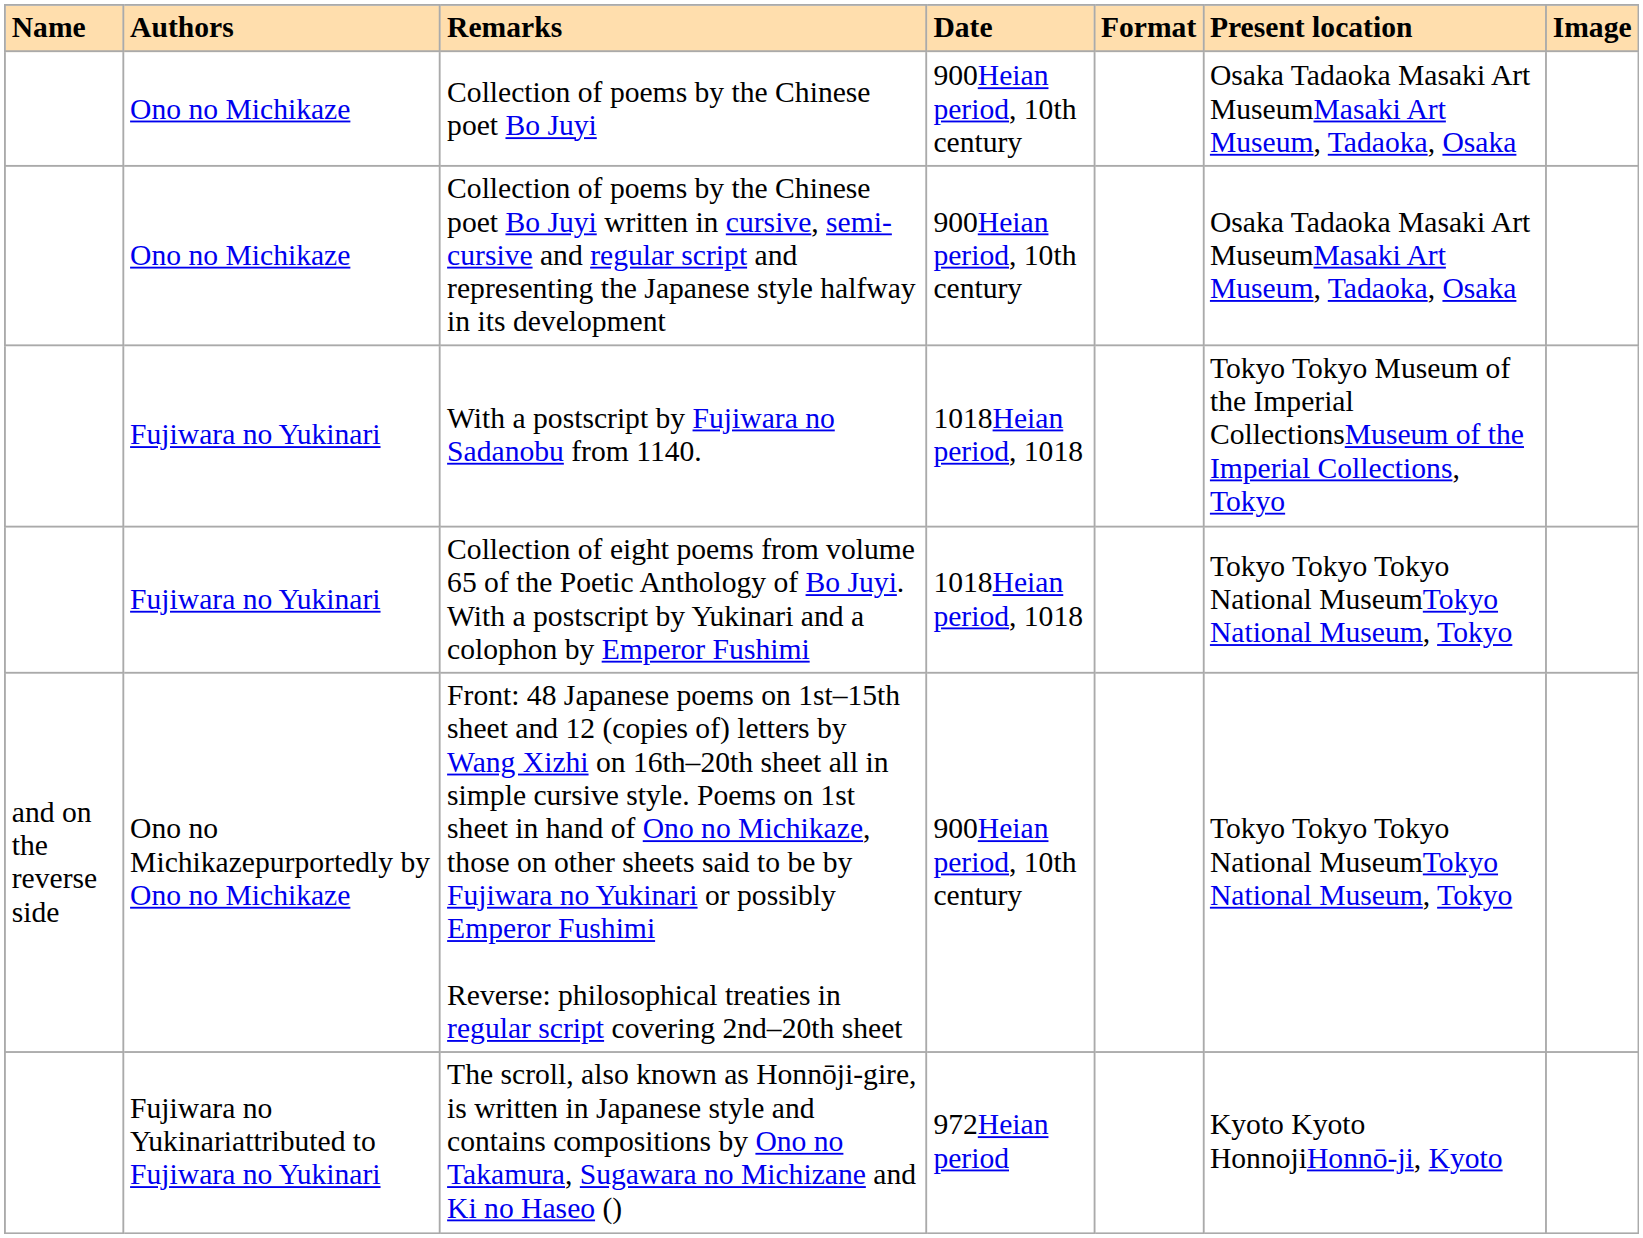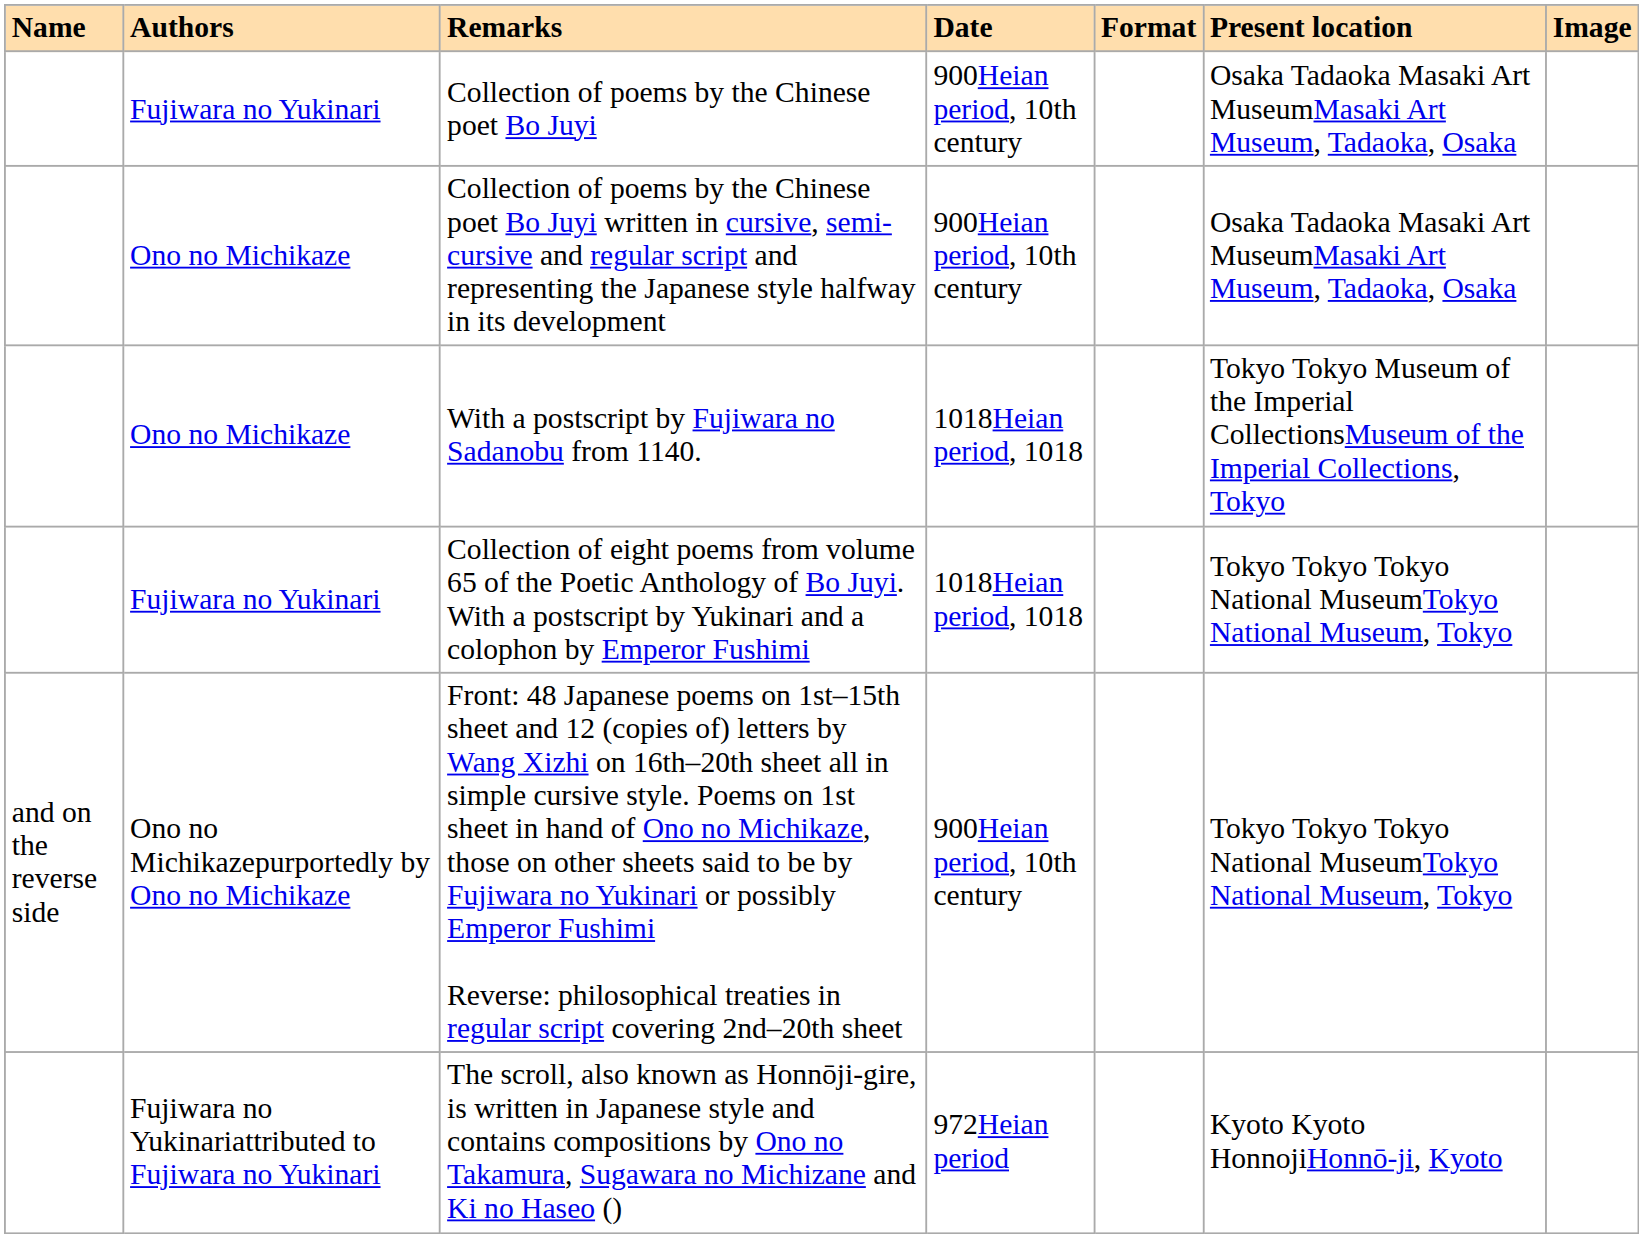(240, 108) Ono no Michikaze -> (255, 108) Fujiwara no Yukinari
(255, 435) Fujiwara no Yukinari -> (240, 435) Ono no Michikaze
